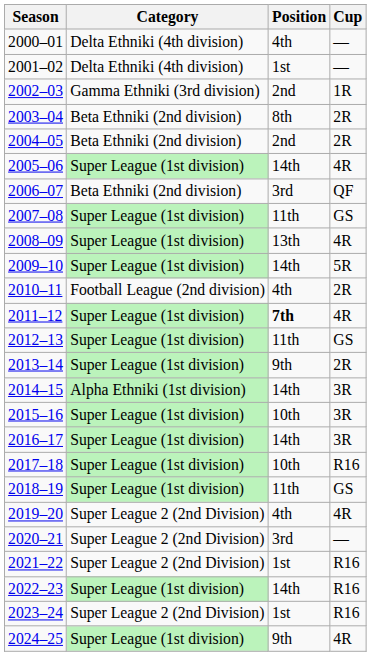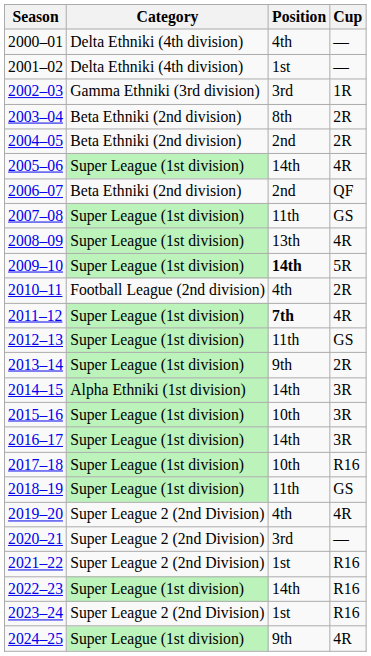(284, 91) 2nd -> (283, 91) 3rd
(283, 191) 3rd -> (284, 191) 2nd
(286, 265) normal -> (287, 265) bold
